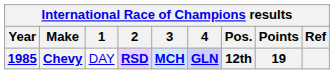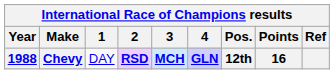(22, 58) 1985 -> (22, 58) 1988
(279, 58) 19 -> (279, 58) 16
